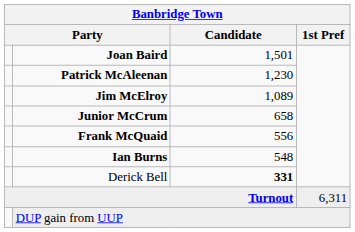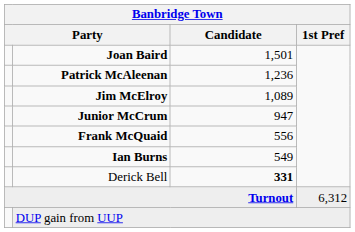(279, 75) 1,230 -> (279, 75) 1,236
(284, 116) 658 -> (284, 116) 947
(284, 156) 548 -> (284, 156) 549
(333, 197) 6,311 -> (333, 197) 6,312
